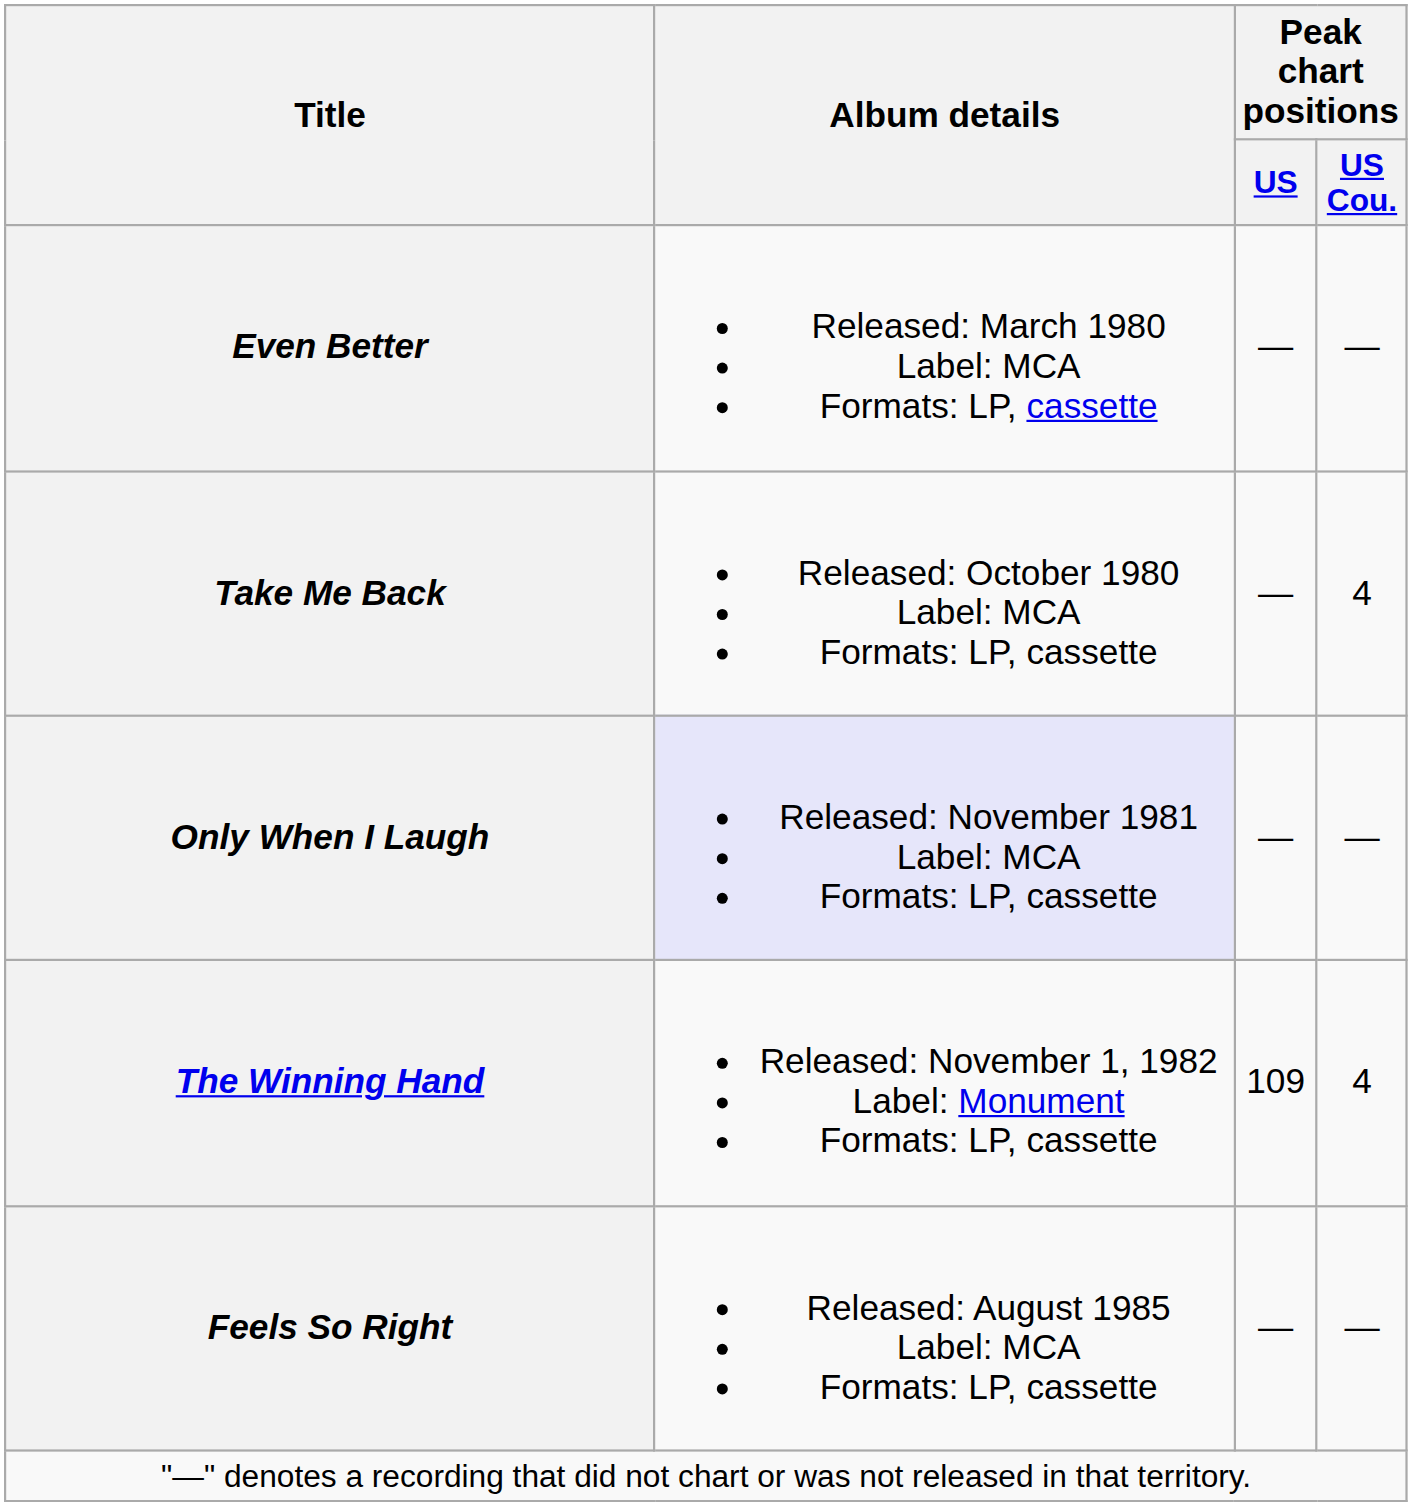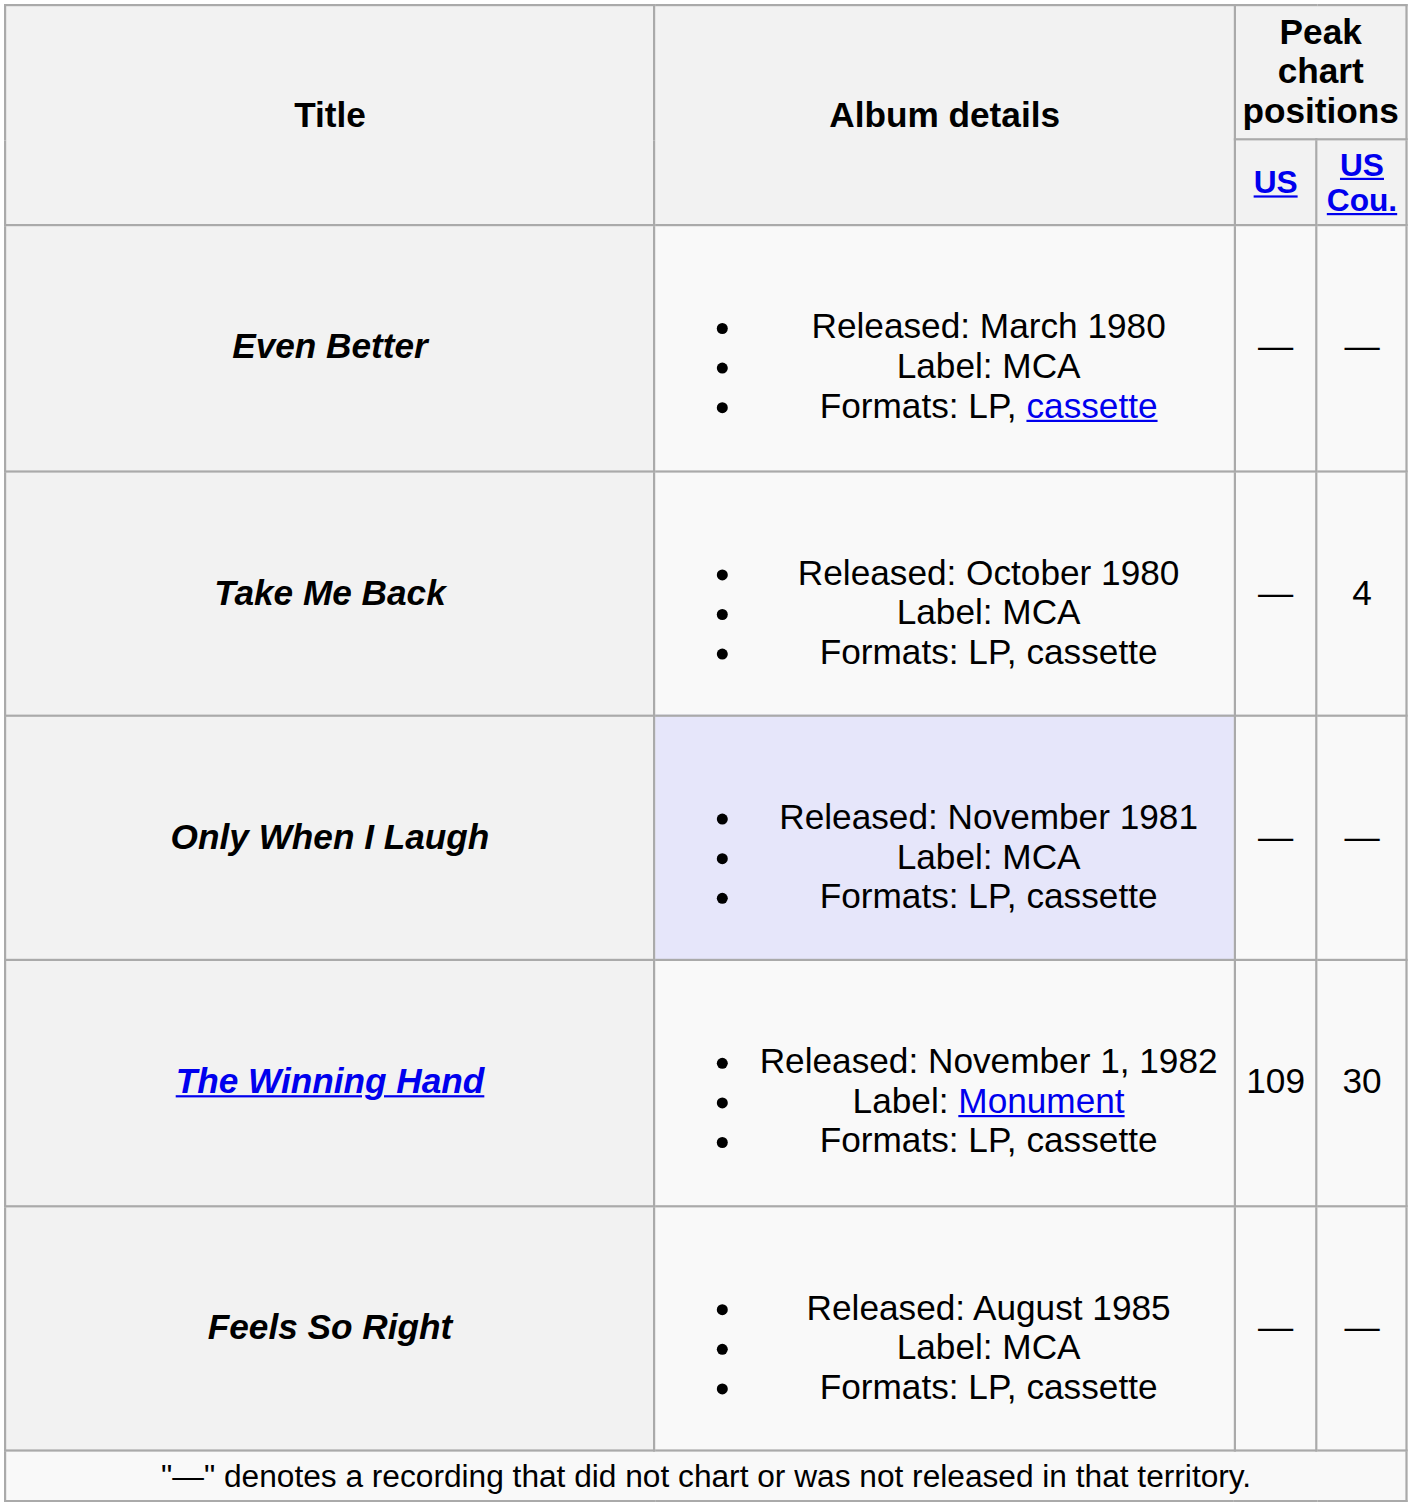(1362, 1082) 4 -> (1362, 1082) 30
